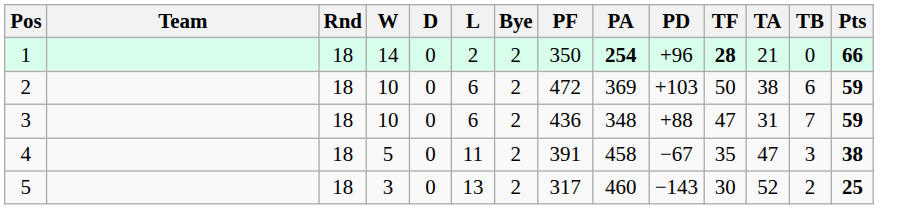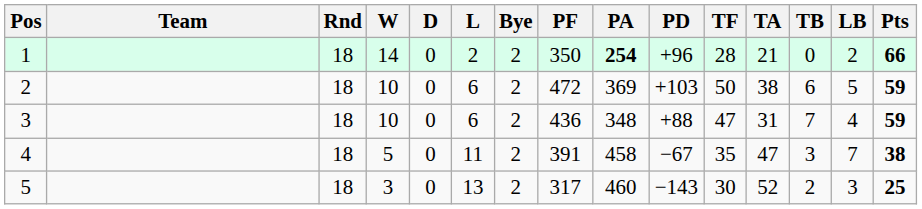+ column: (852, 21)
(725, 54) bold -> (725, 54) normal
